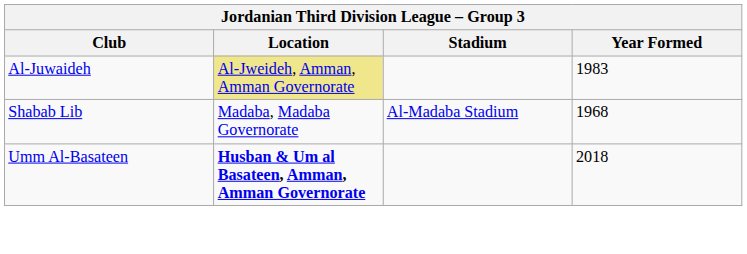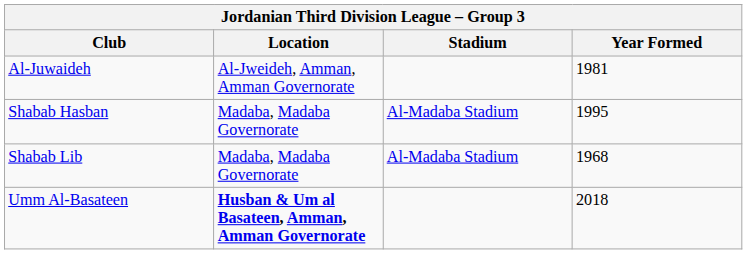(287, 77) khaki background -> (287, 77) no background
(592, 68) 1983 -> (592, 68) 1981
+ row: (58, 112)
